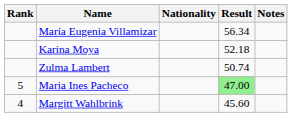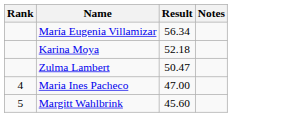- column: (189, 13)
(237, 67) 50.74 -> (177, 67) 50.47
(20, 85) 5 -> (20, 85) 4
(237, 85) lightgreen background -> (177, 85) no background
(20, 103) 4 -> (20, 103) 5
